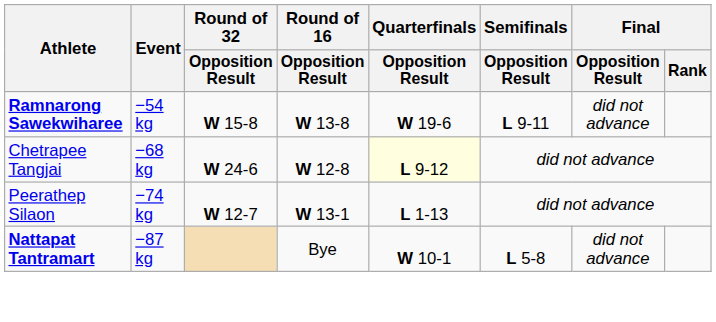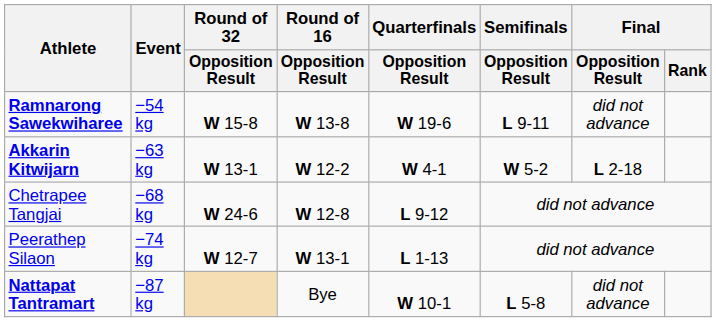+ row: (44, 160)
(424, 169) lightyellow background -> (424, 214) no background
